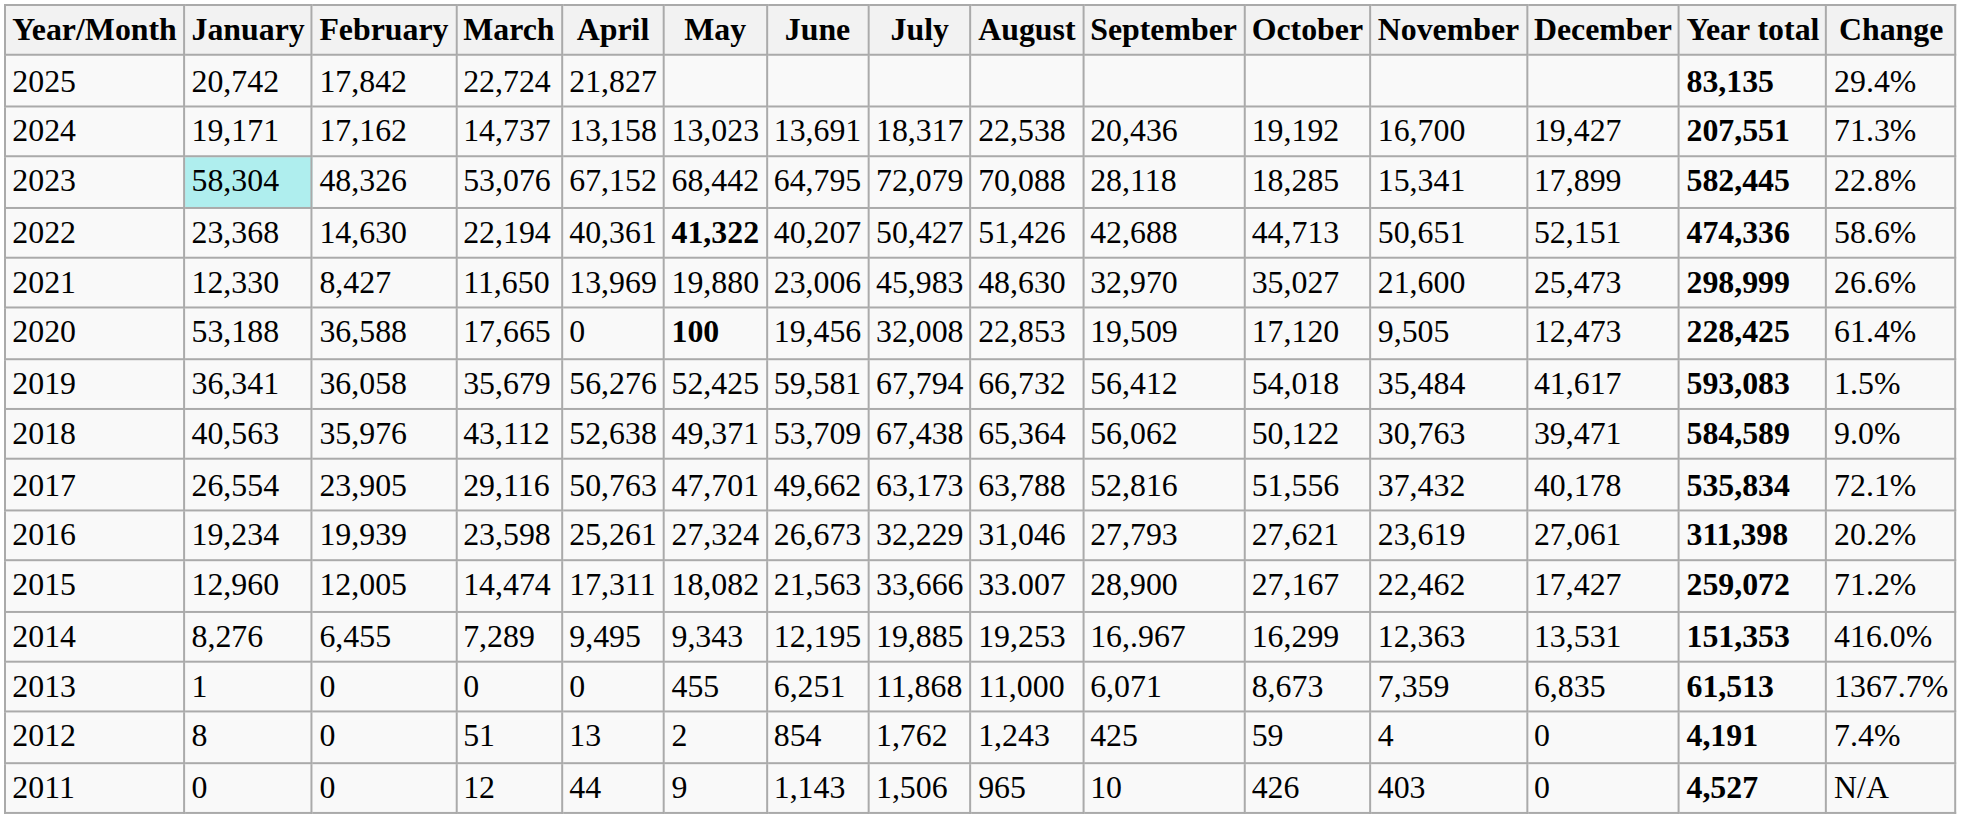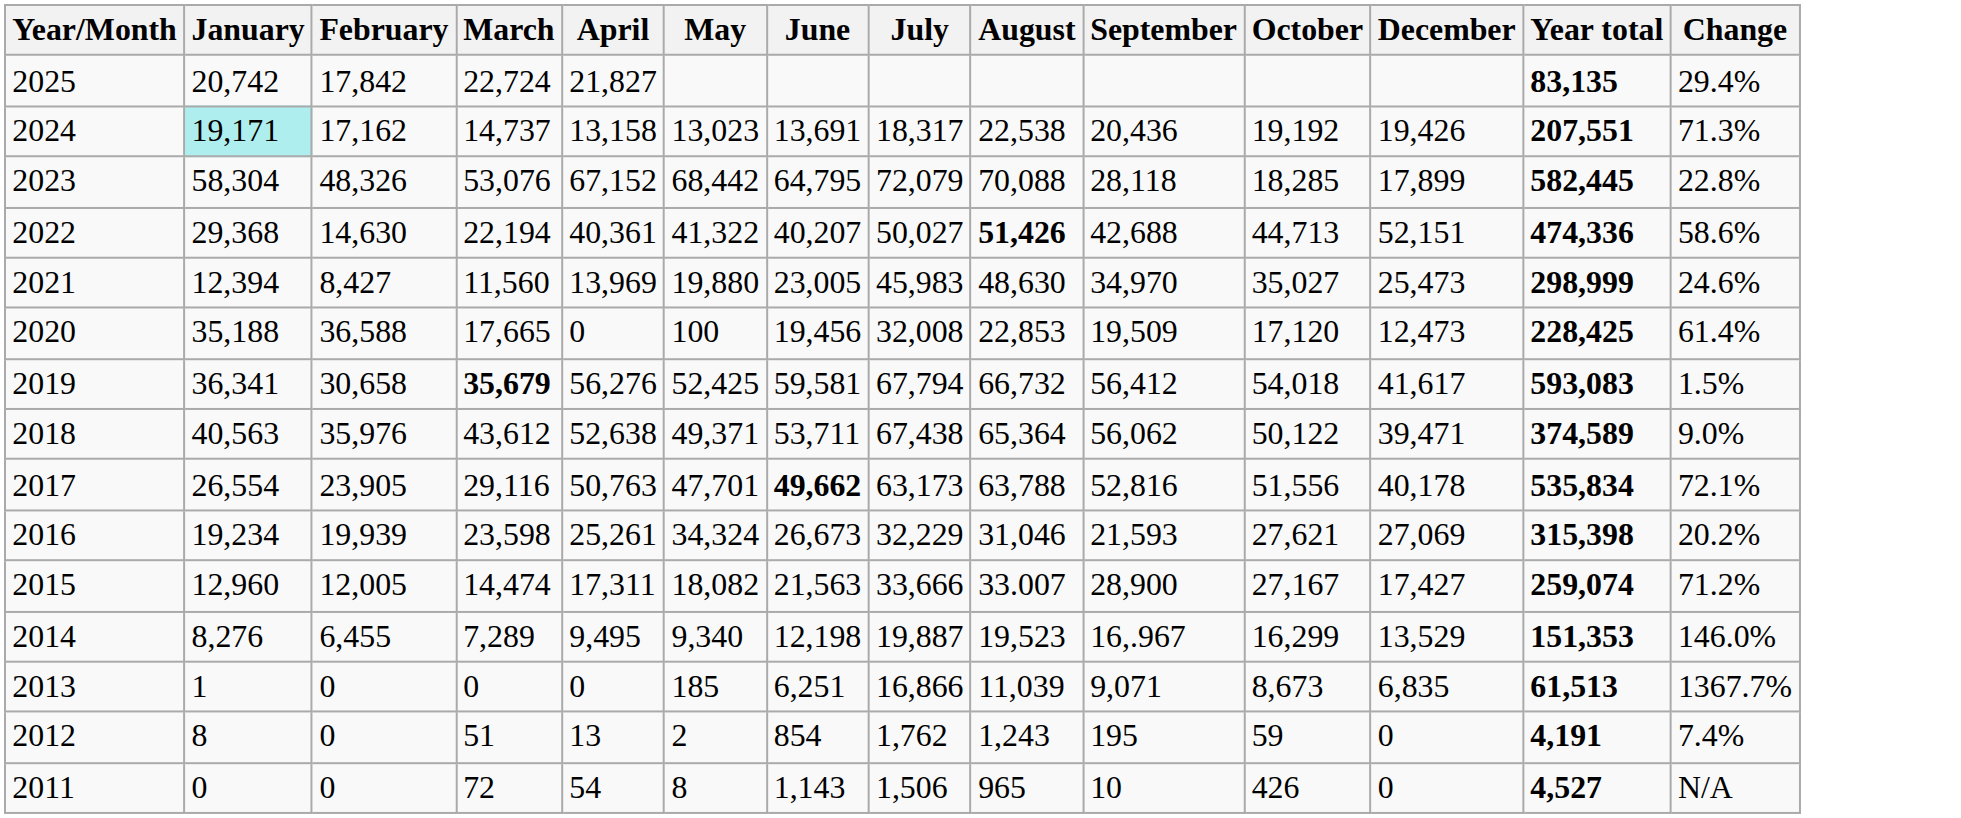- column: (1448, 29)
(235, 130) no background -> (235, 130) paleturquoise background
(1578, 130) 19,427 -> (1422, 130) 19,426
(235, 181) paleturquoise background -> (235, 181) no background
(235, 231) 23,368 -> (235, 231) 29,368
(715, 231) bold -> (715, 231) normal
(920, 231) 50,427 -> (920, 231) 50,027
(1022, 231) normal -> (1022, 231) bold
(235, 282) 12,330 -> (235, 282) 12,394
(506, 282) 11,650 -> (506, 282) 11,560
(818, 282) 23,006 -> (818, 282) 23,005
(1134, 282) 32,970 -> (1134, 282) 34,970
(1875, 282) 26.6% -> (1719, 282) 24.6%
(235, 332) 53,188 -> (235, 332) 35,188
(695, 332) bold -> (695, 332) normal
(363, 383) 36,058 -> (363, 383) 30,658
(507, 383) normal -> (507, 383) bold
(506, 433) 43,112 -> (507, 433) 43,612
(818, 433) 53,709 -> (817, 433) 53,711
(1738, 433) 584,589 -> (1582, 433) 374,589
(818, 484) normal -> (818, 484) bold
(715, 534) 27,324 -> (715, 534) 34,324
(1134, 534) 27,793 -> (1134, 534) 21,593
(1578, 534) 27,061 -> (1422, 534) 27,069
(1737, 534) 311,398 -> (1582, 534) 315,398
(1738, 585) 259,072 -> (1582, 585) 259,074
(707, 635) 9,343 -> (707, 635) 9,340
(818, 635) 12,195 -> (818, 635) 12,198
(920, 635) 19,885 -> (920, 635) 19,887
(1022, 635) 19,253 -> (1022, 635) 19,523
(1578, 635) 13,531 -> (1422, 635) 13,529
(1883, 635) 416.0% -> (1727, 635) 146.0%
(695, 686) 455 -> (695, 686) 185
(919, 686) 11,868 -> (920, 686) 16,866
(1021, 686) 11,000 -> (1021, 686) 11,039
(1126, 686) 6,071 -> (1126, 686) 9,071
(1114, 736) 425 -> (1114, 736) 195
(479, 787) 12 -> (479, 787) 72
(585, 787) 44 -> (585, 787) 54
(679, 787) 9 -> (679, 787) 8
